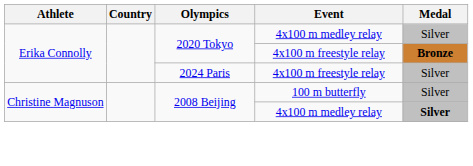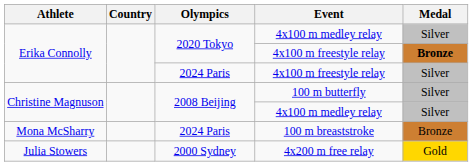(435, 112) bold -> (435, 112) normal
+ row: (205, 131)
+ row: (205, 151)
